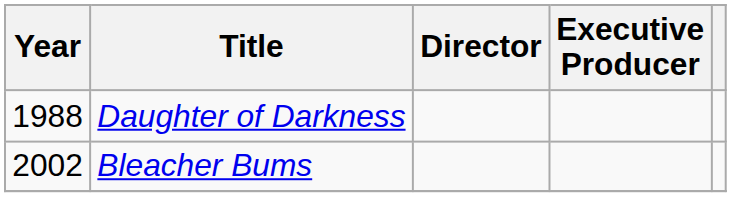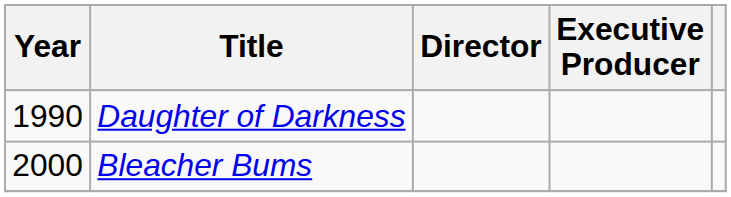(48, 115) 1988 -> (48, 115) 1990
(48, 165) 2002 -> (48, 165) 2000
